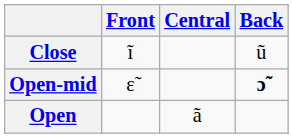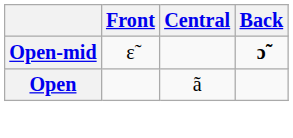- row: (53, 52)
